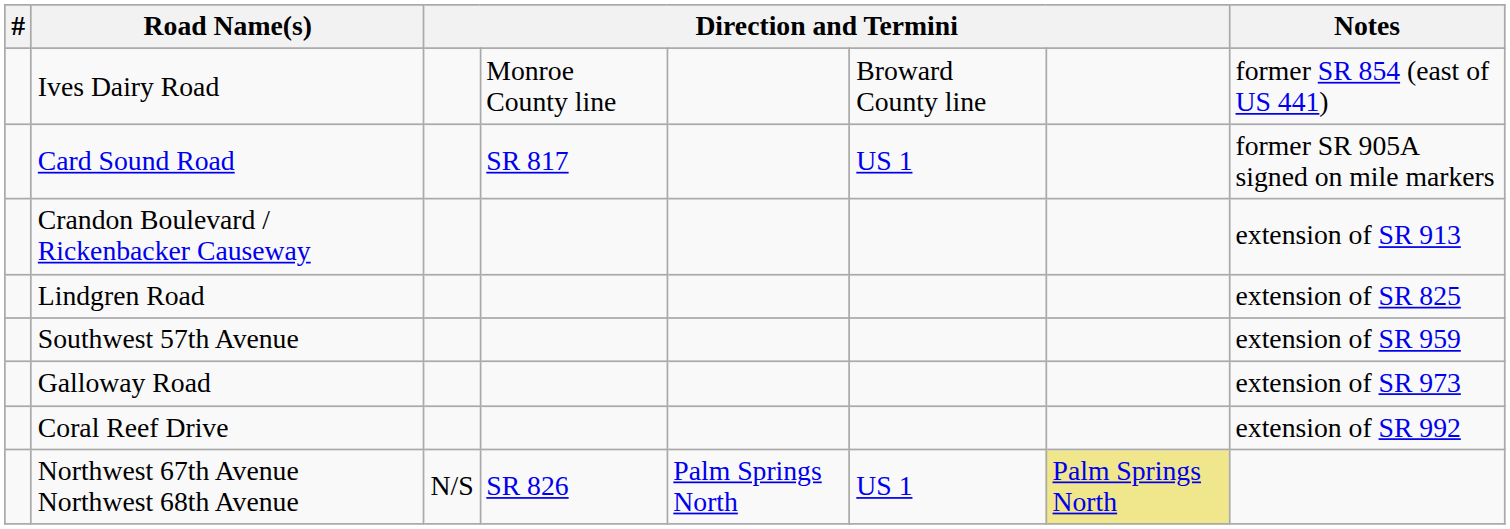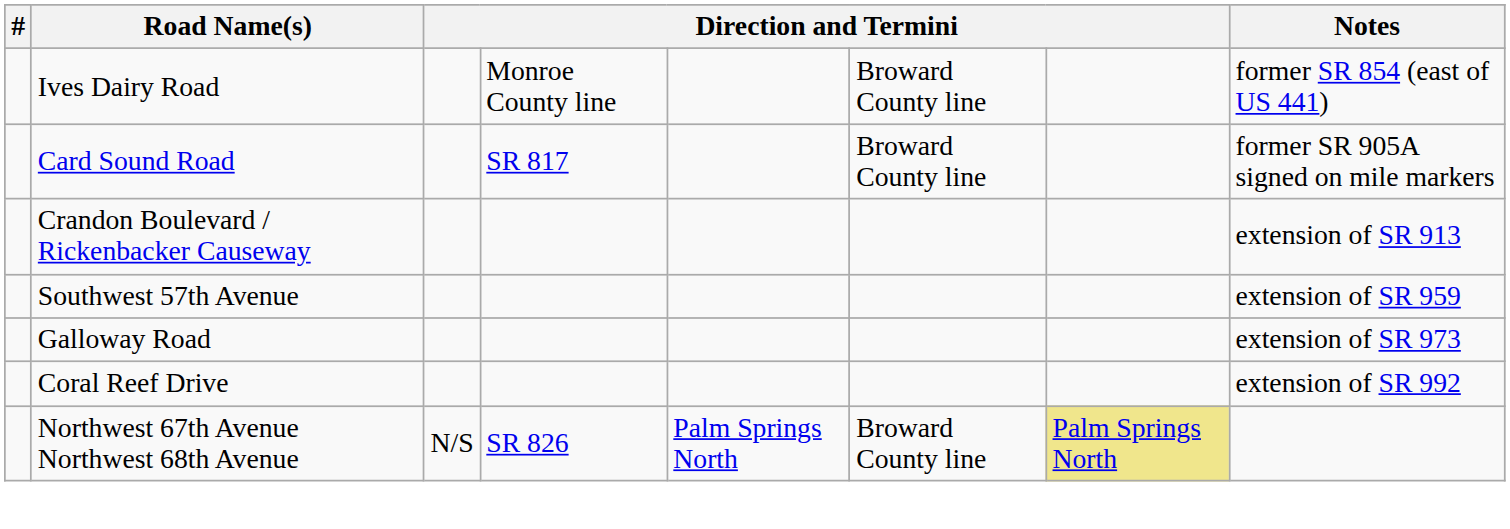(884, 160) US 1 -> (921, 160) Broward County line
- row: (121, 295)
(884, 486) US 1 -> (921, 442) Broward County line
